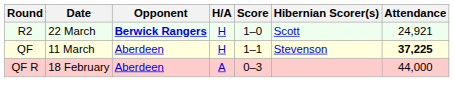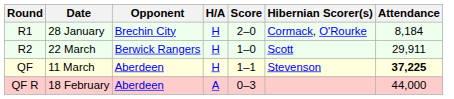+ row: (25, 31)
(161, 31) bold -> (158, 49) normal
(415, 31) 24,921 -> (409, 49) 29,911
